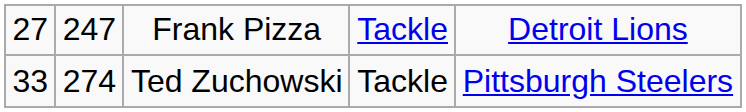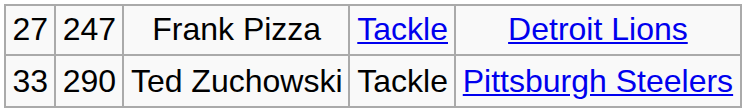(89, 80) 274 -> (89, 80) 290
